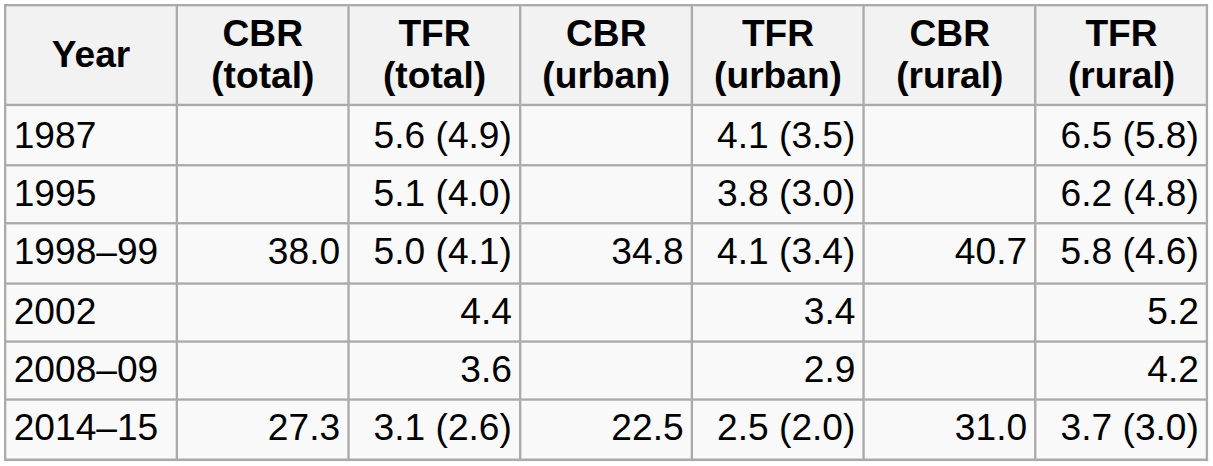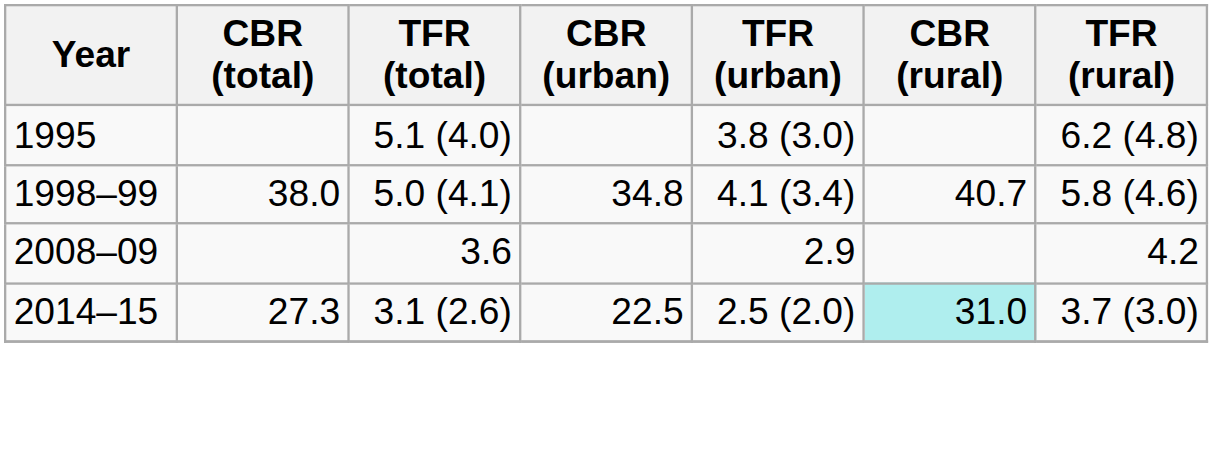- row: (55, 134)
- row: (55, 311)
(991, 428) no background -> (991, 311) paleturquoise background
